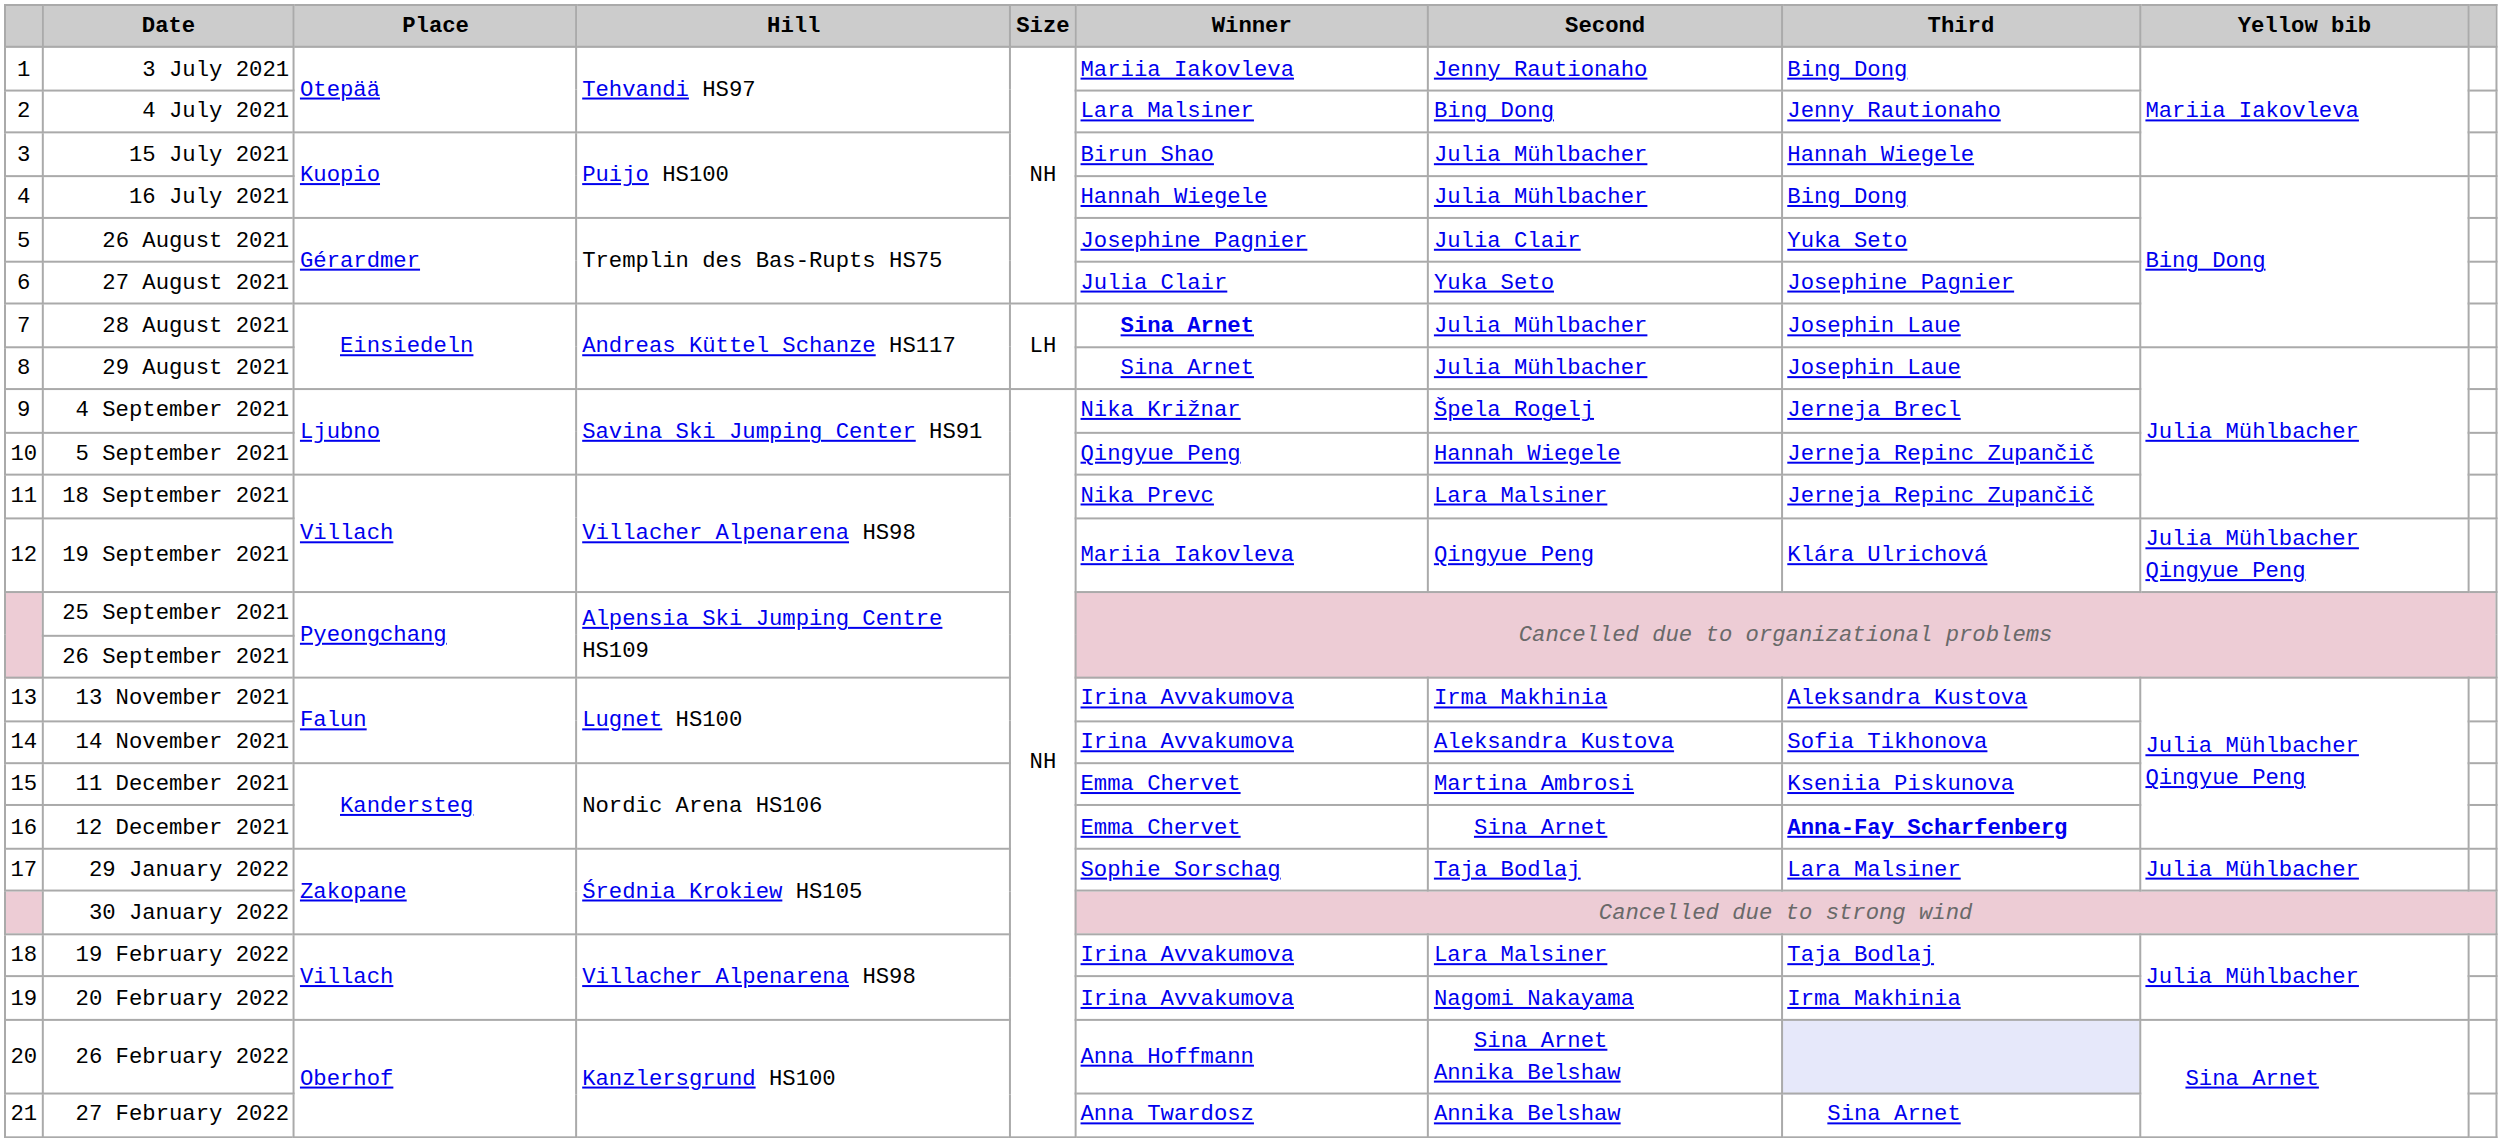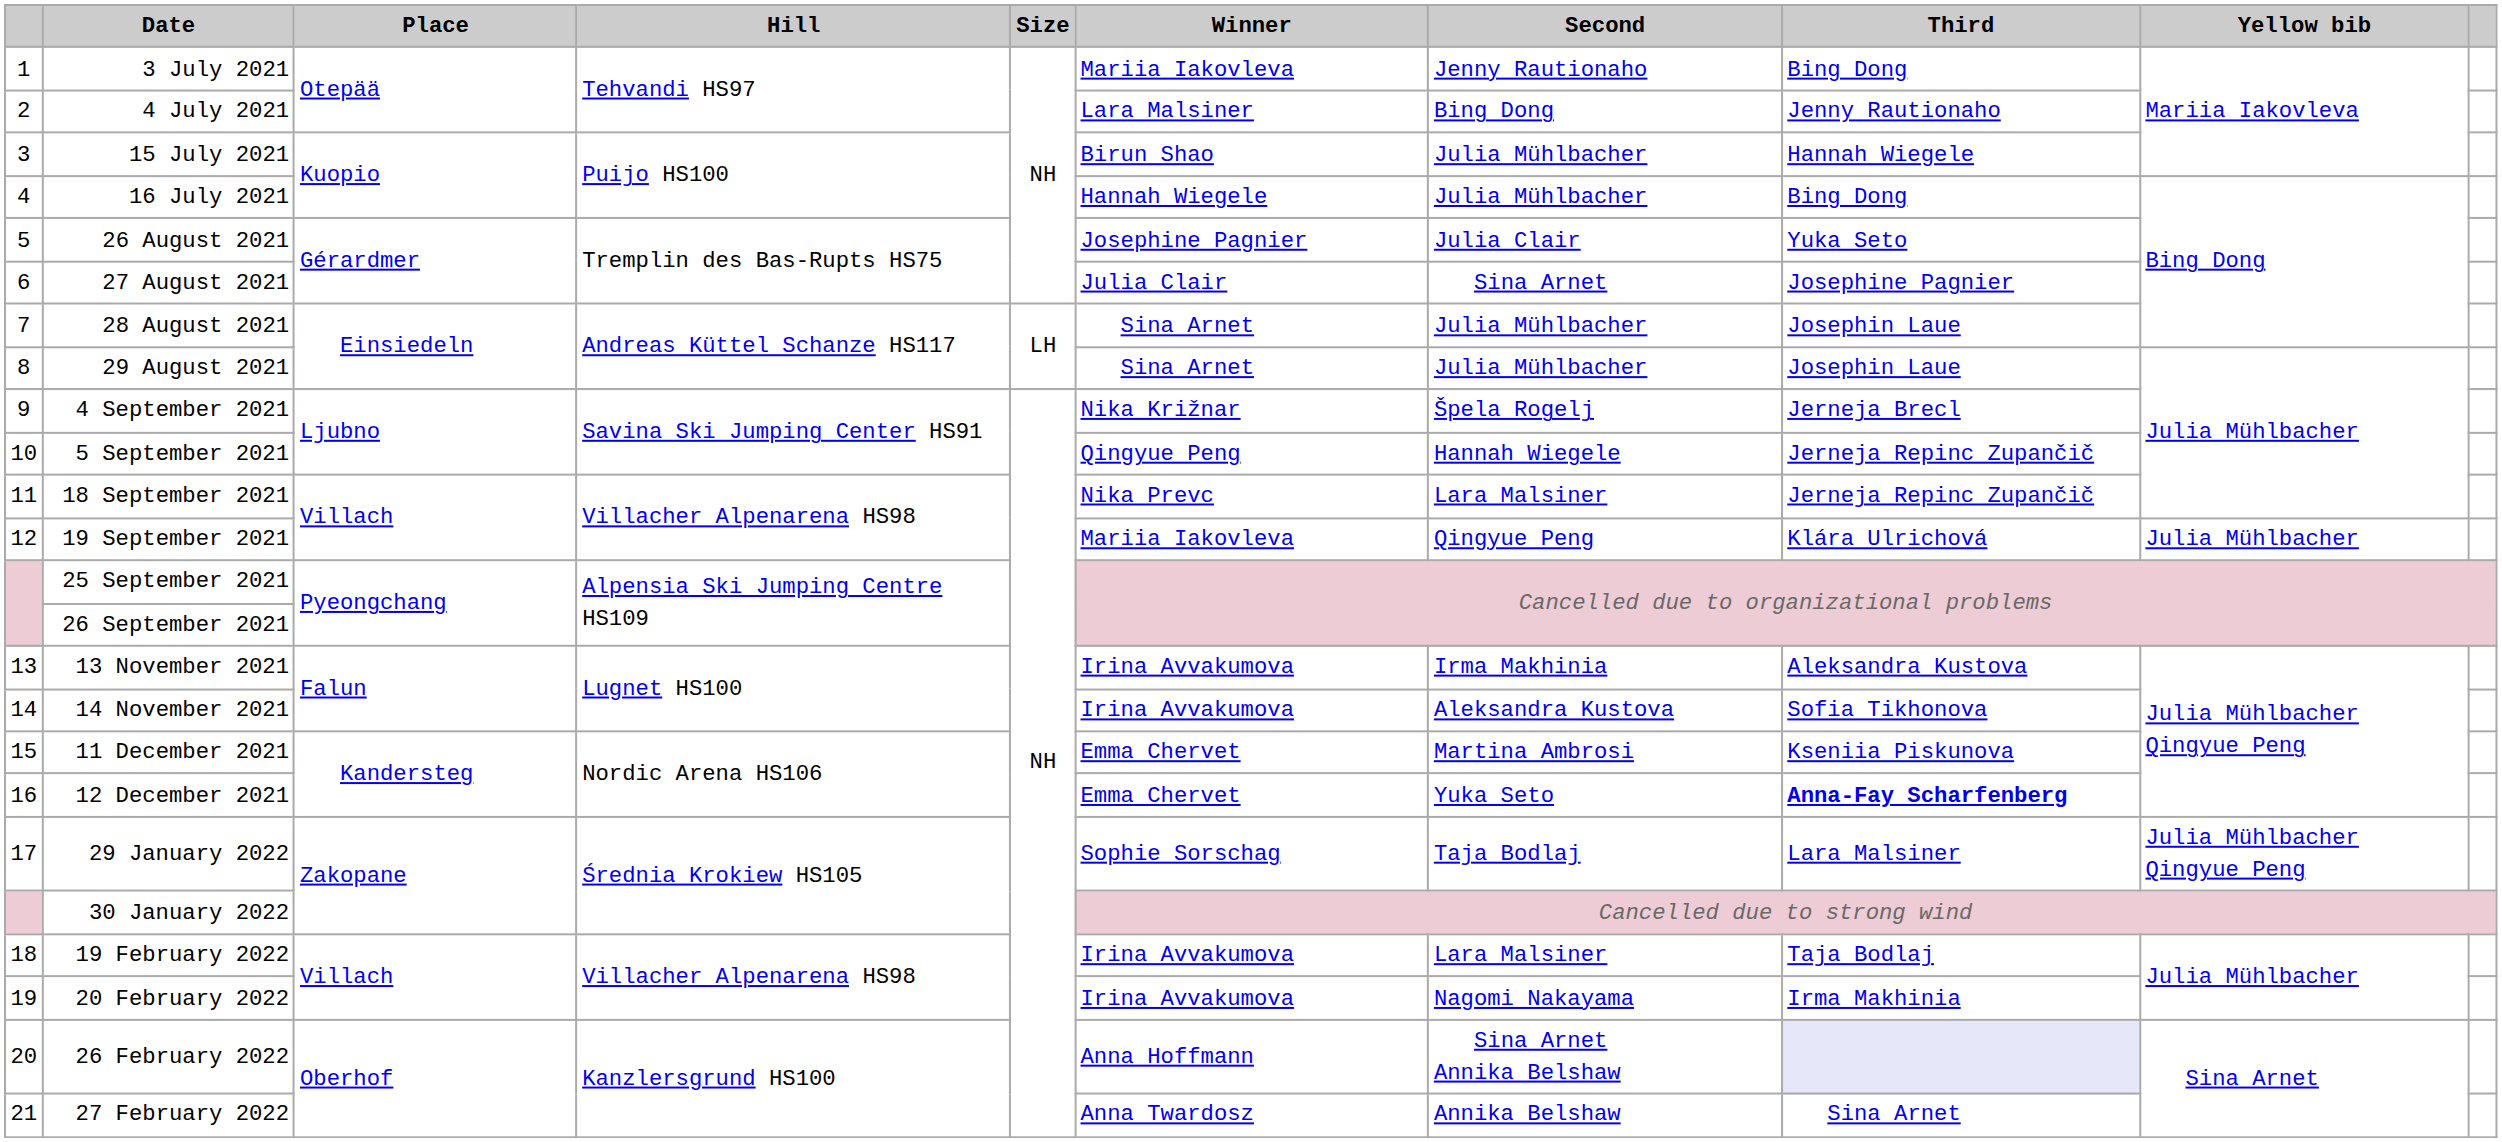(1494, 283) Yuka Seto -> (1521, 283) Sina Arnet
(1167, 326) bold -> (1167, 326) normal
(2252, 555) Julia Mühlbacher Qingyue Peng -> (2252, 539) Julia Mühlbacher
(1521, 827) Sina Arnet -> (1494, 796) Yuka Seto
(2252, 870) Julia Mühlbacher -> (2252, 854) Julia Mühlbacher Qingyue Peng
